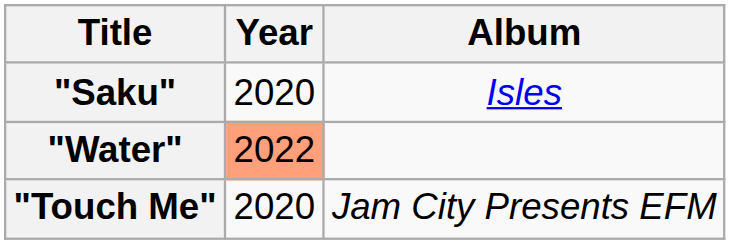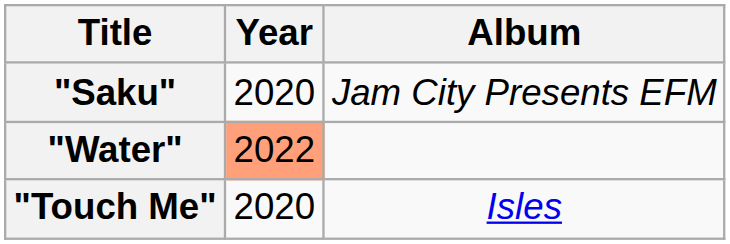(524, 91) Isles -> (524, 91) Jam City Presents EFM
(524, 207) Jam City Presents EFM -> (524, 207) Isles
